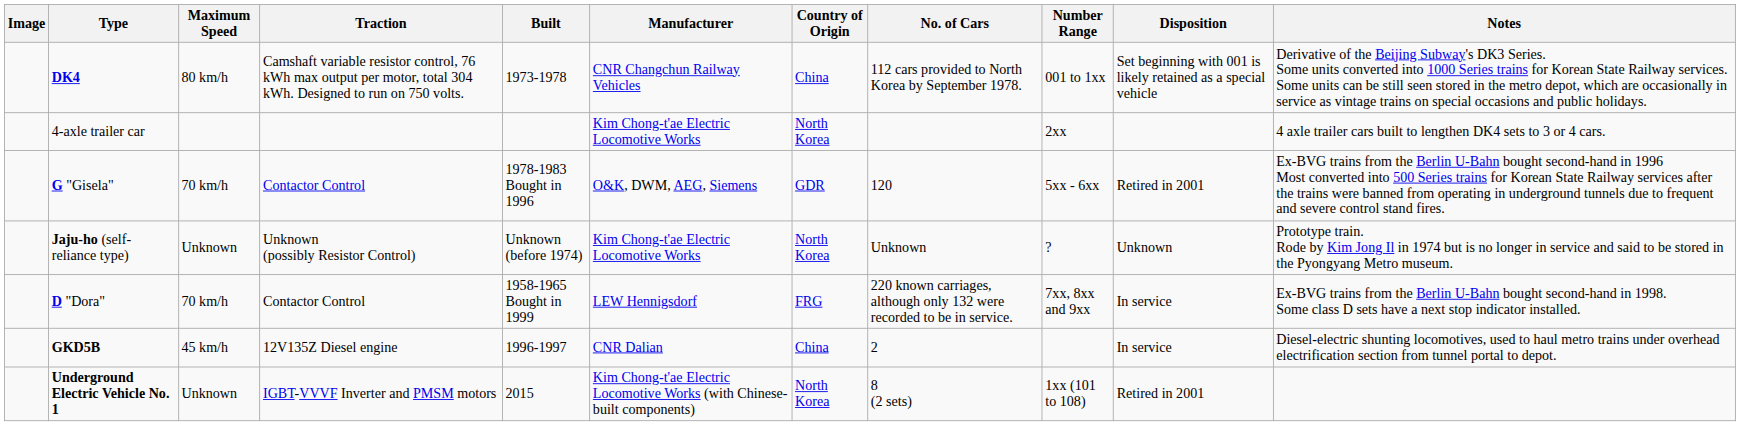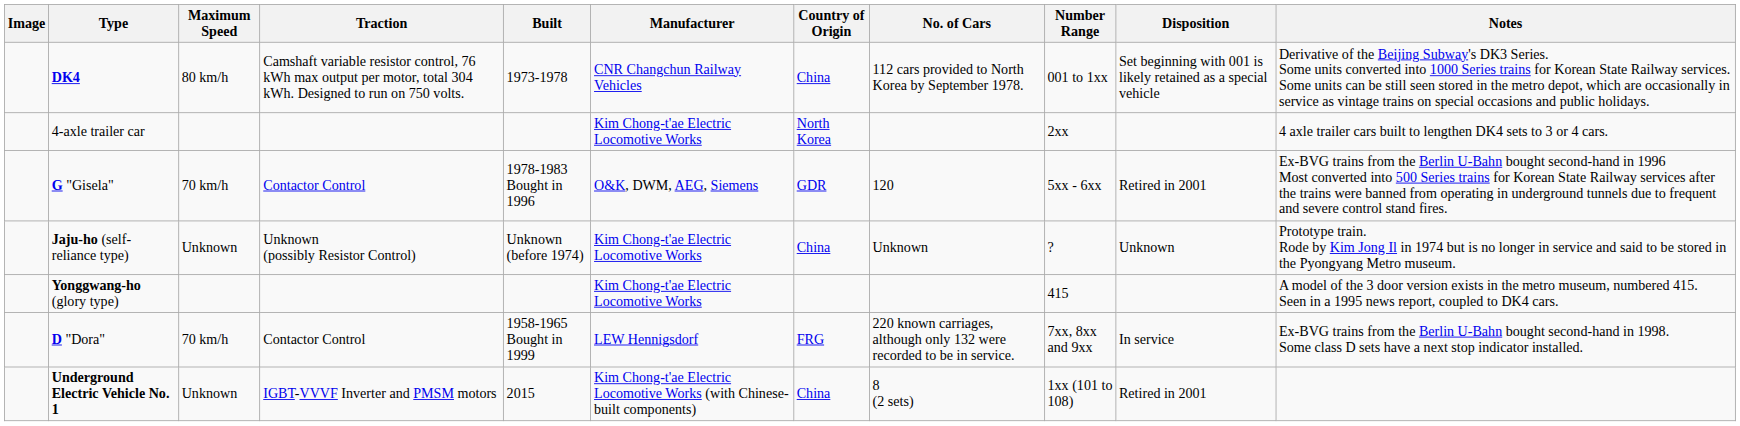(812, 247) North Korea -> (814, 247) China
+ row: (96, 293)
- row: (76, 347)
(812, 393) North Korea -> (814, 393) China
